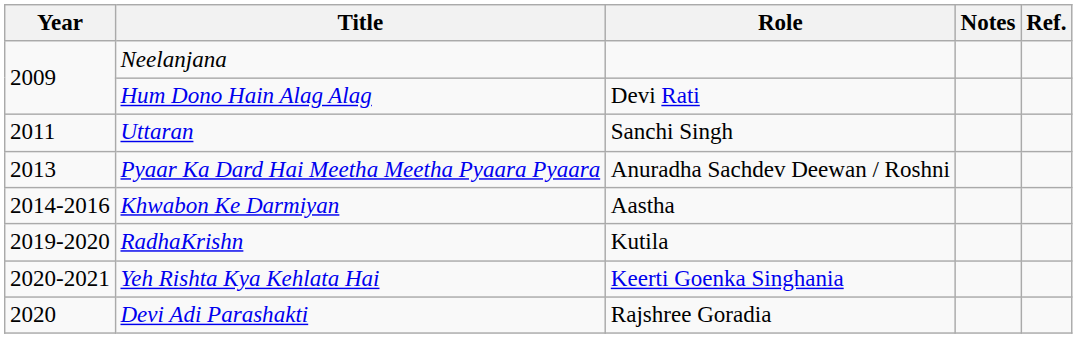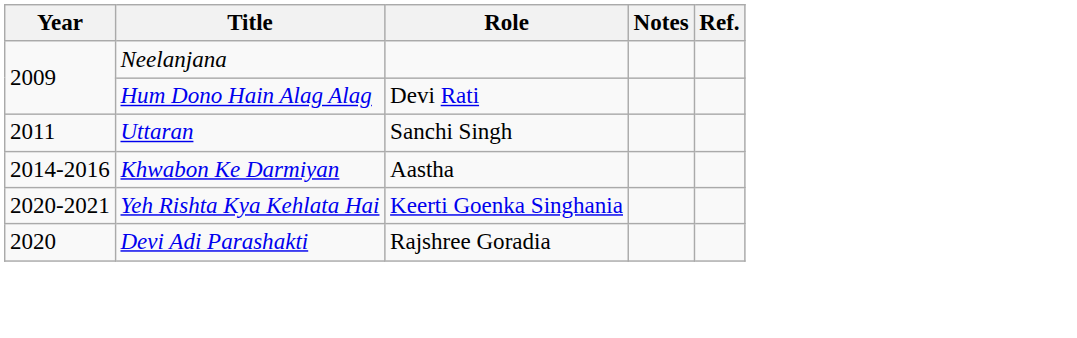- row: (360, 168)
- row: (182, 242)
